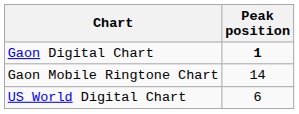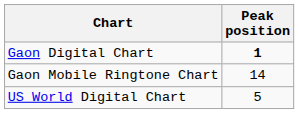(258, 97) 6 -> (258, 97) 5
